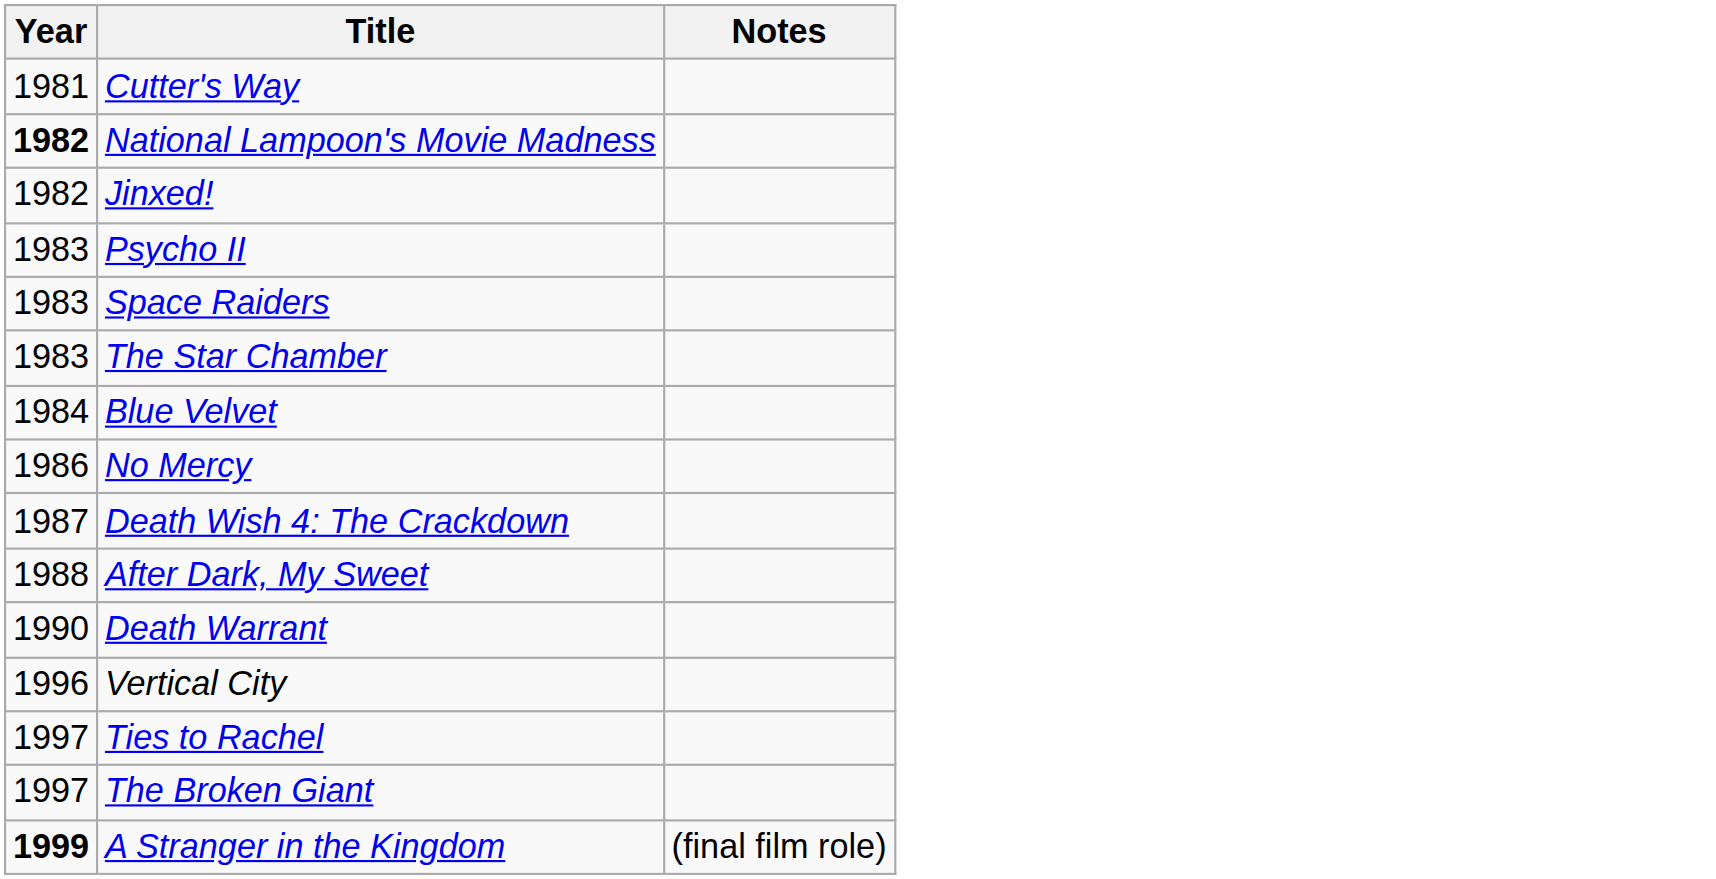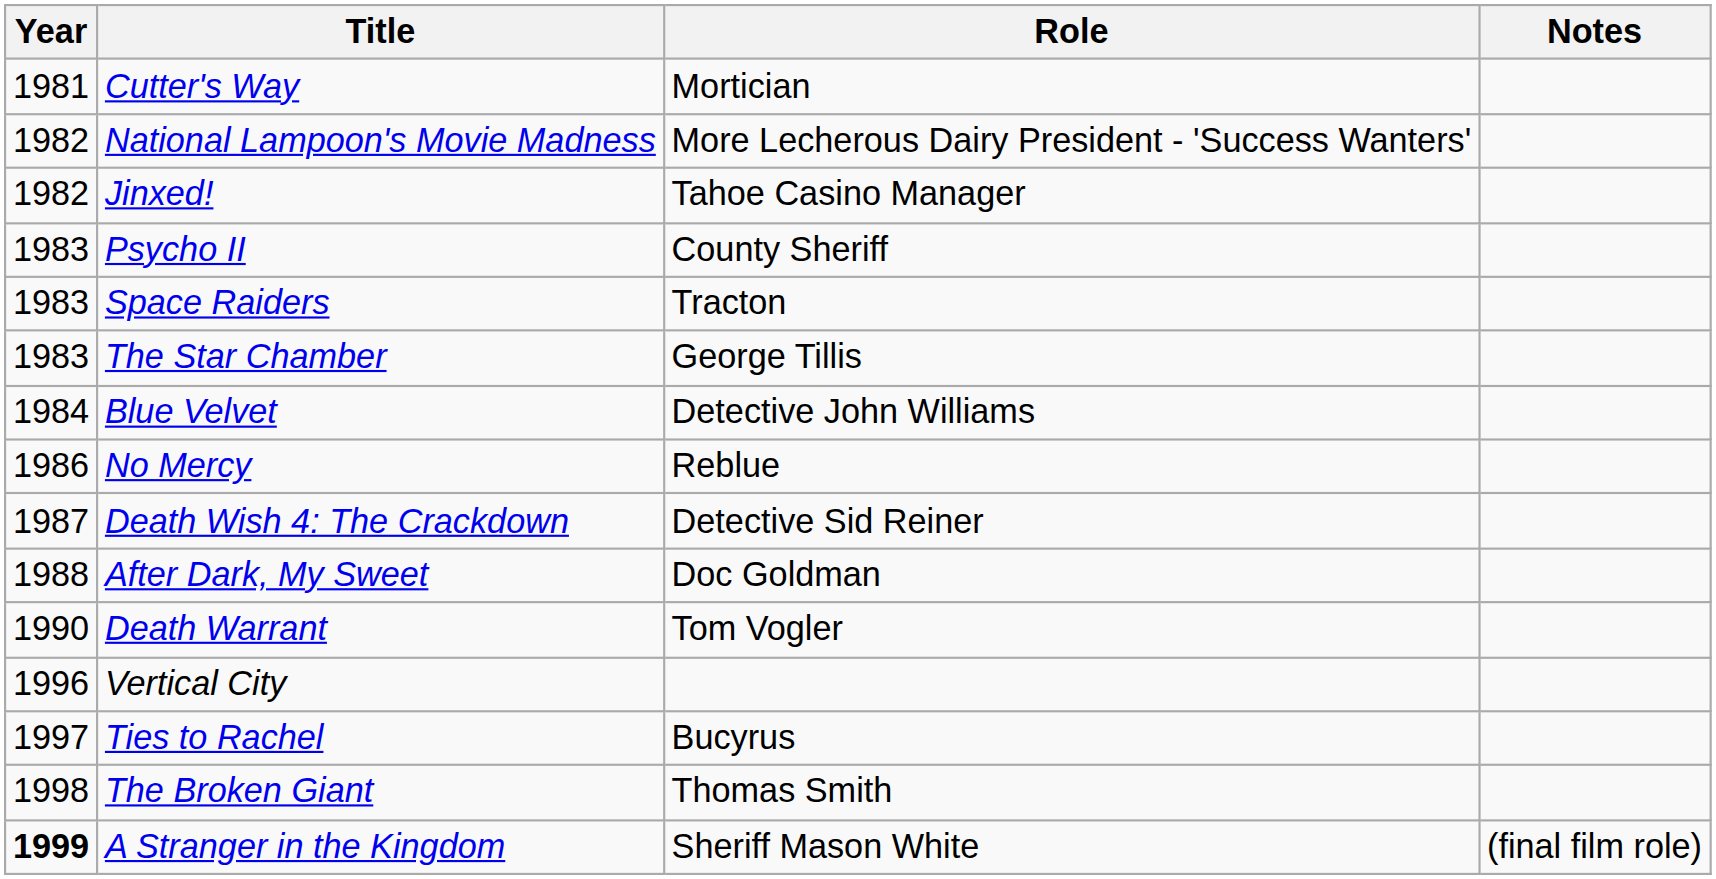+ column: (1071, 31)
(51, 140) bold -> (51, 140) normal
(51, 791) 1997 -> (51, 791) 1998
